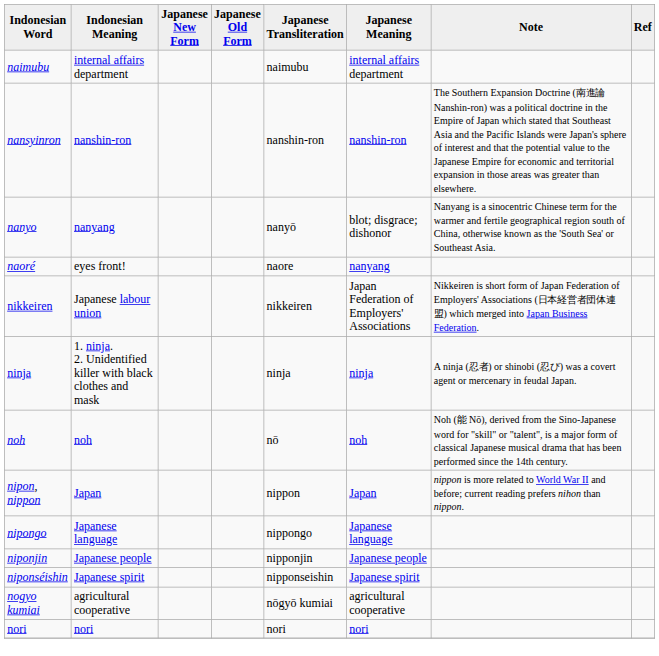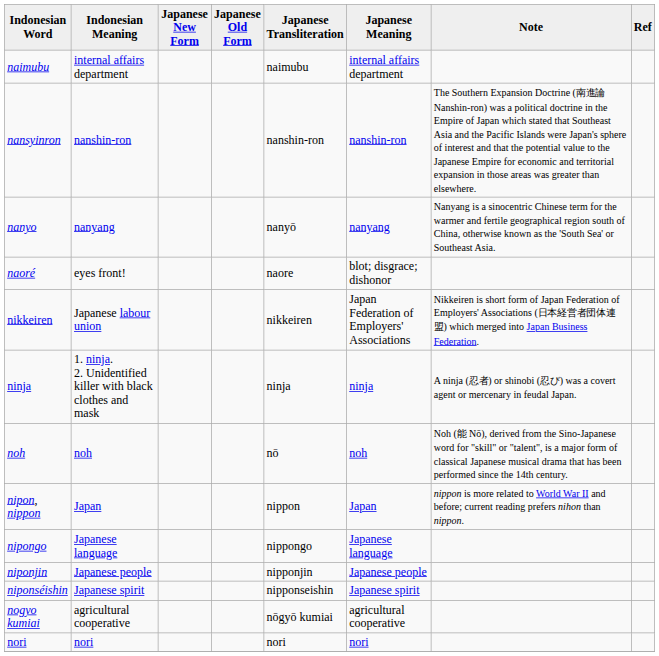(383, 227) blot; disgrace; dishonor -> (370, 227) nanyang
(370, 266) nanyang -> (383, 273) blot; disgrace; dishonor
